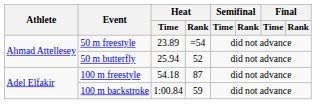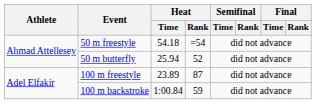(168, 43) 23.89 -> (168, 43) 54.18
(168, 75) 54.18 -> (168, 75) 23.89
